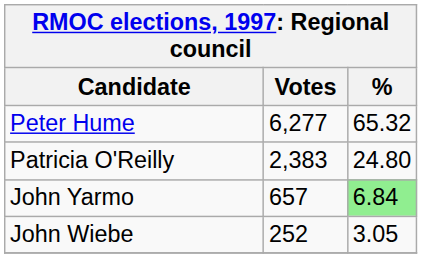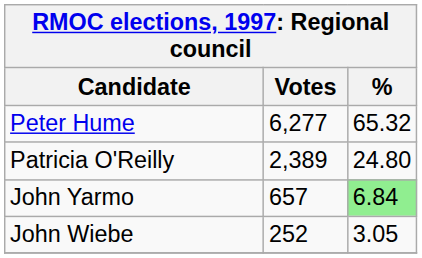(298, 160) 2,383 -> (298, 160) 2,389
